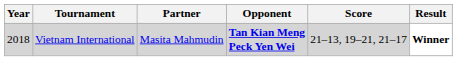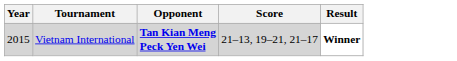- column: (182, 14)
(18, 39) 2018 -> (18, 39) 2015
